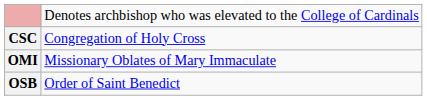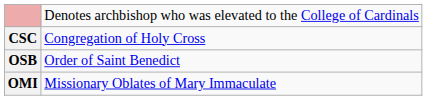rows swapped: (23, 60) <-> (23, 83)
